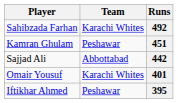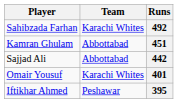(101, 43) Peshawar -> (105, 43) Abbottabad
